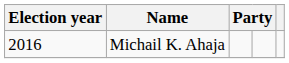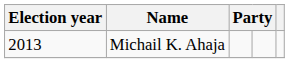(25, 44) 2016 -> (25, 44) 2013
